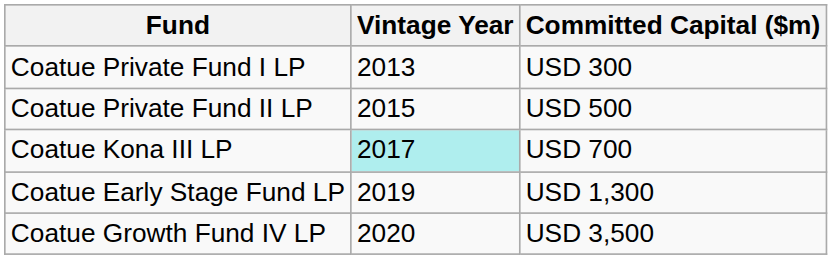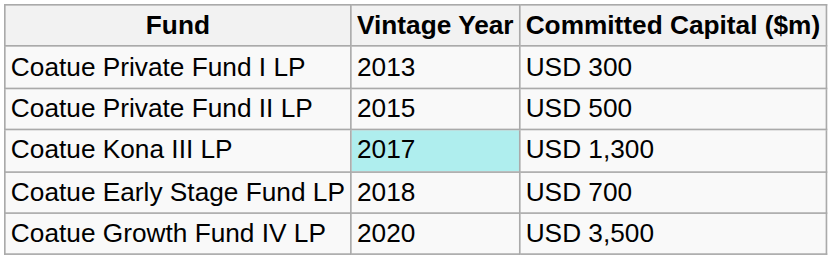(579, 150) USD 700 -> (590, 150) USD 1,300
(386, 191) 2019 -> (386, 191) 2018
(590, 191) USD 1,300 -> (579, 191) USD 700
